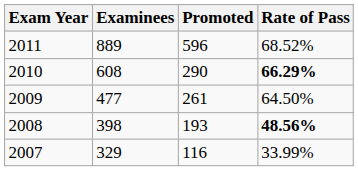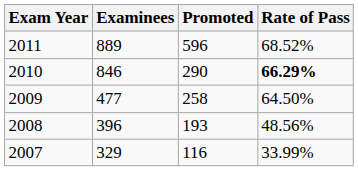(109, 71) 608 -> (109, 71) 846
(195, 98) 261 -> (195, 98) 258
(109, 125) 398 -> (109, 125) 396
(289, 125) bold -> (287, 125) normal
